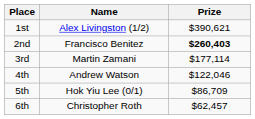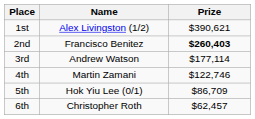(104, 59) Martin Zamani -> (104, 59) Andrew Watson
(104, 75) Andrew Watson -> (104, 75) Martin Zamani
(209, 75) $122,046 -> (209, 75) $122,746
